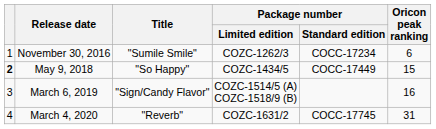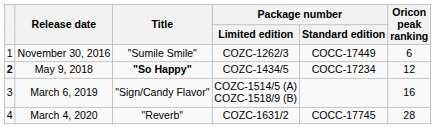(344, 53) COCC-17234 -> (344, 53) COCC-17449
(162, 70) normal -> (162, 70) bold
(344, 70) COCC-17449 -> (344, 70) COCC-17234
(409, 70) 15 -> (409, 70) 12
(409, 115) 31 -> (409, 115) 28
